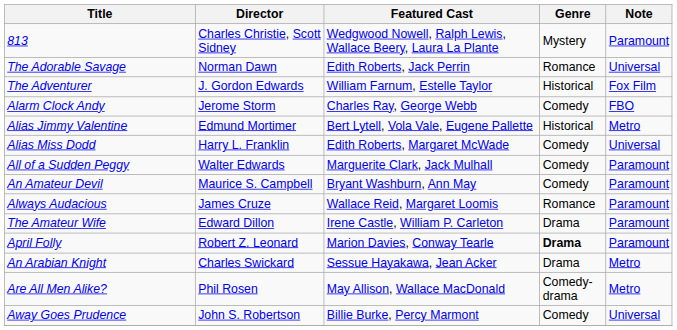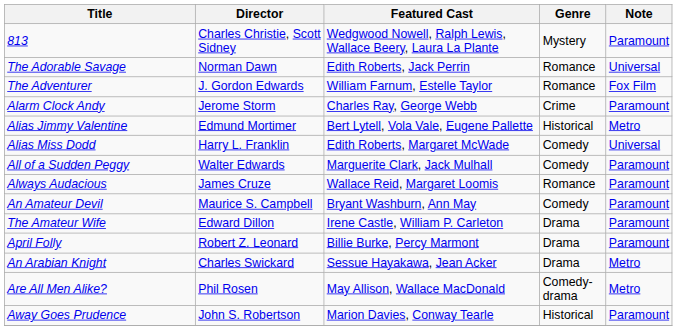(568, 86) Historical -> (569, 86) Romance
(566, 106) Comedy -> (559, 106) Crime
(622, 106) FBO -> (639, 106) Paramount
rows swapped: (57, 203) <-> (55, 184)
(410, 243) Marion Davies, Conway Tearle -> (403, 243) Billie Burke, Percy Marmont
(562, 243) bold -> (561, 243) normal
(403, 315) Billie Burke, Percy Marmont -> (410, 315) Marion Davies, Conway Tearle
(566, 315) Comedy -> (568, 315) Historical
(635, 315) Universal -> (639, 315) Paramount
